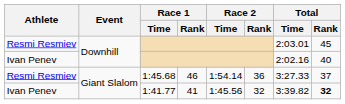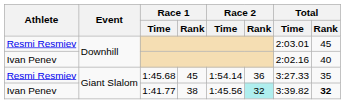(192, 75) 46 -> (192, 75) 45
(326, 75) 37 -> (326, 75) 35
(192, 91) 41 -> (192, 91) 38
(259, 91) no background -> (259, 91) paleturquoise background
